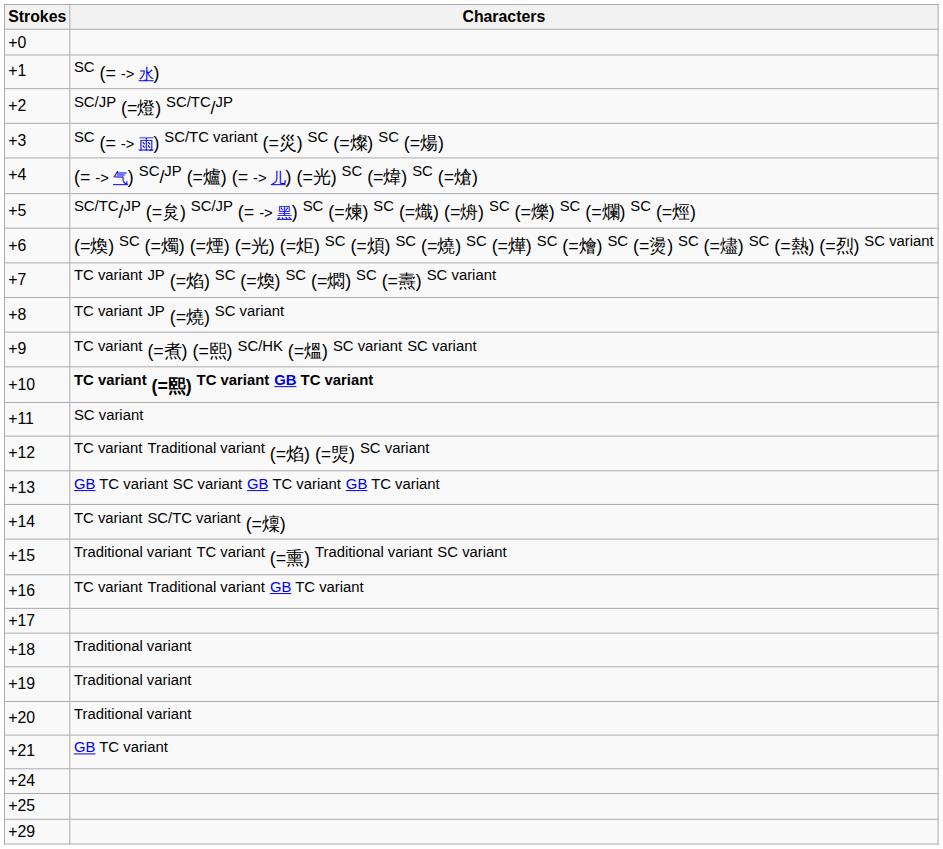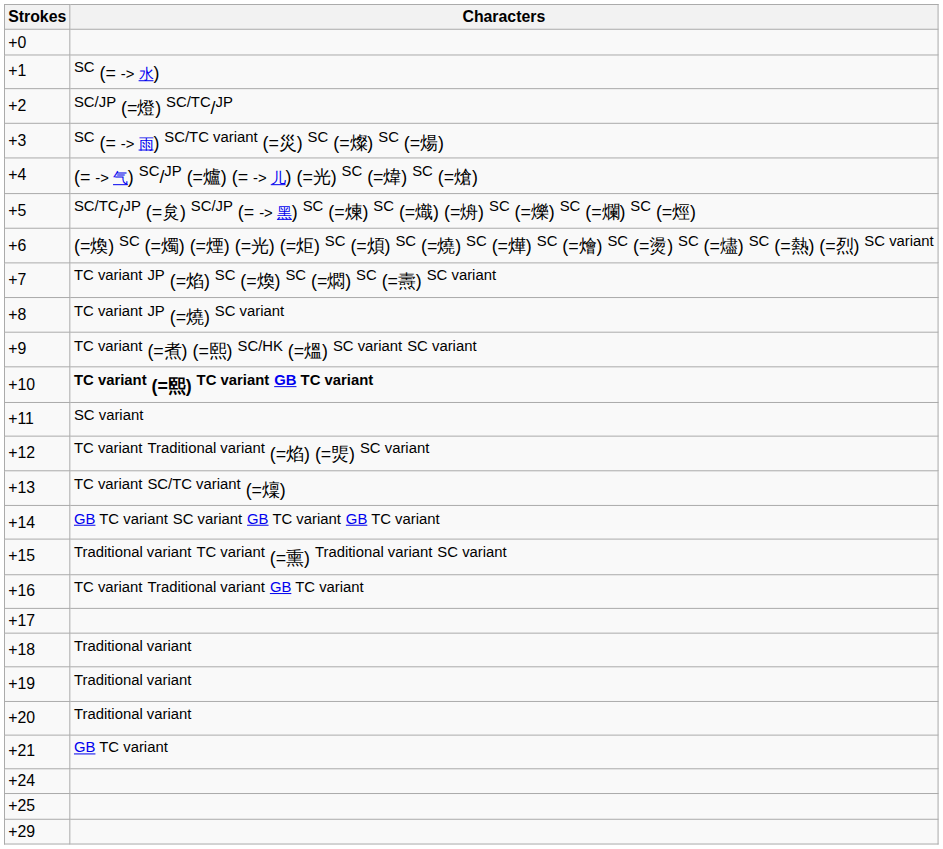(257, 487) GB TC variant SC variant GB TC variant GB TC variant -> (180, 487) TC variant SC/TC variant (=燣)
(180, 521) TC variant SC/TC variant (=燣) -> (257, 522) GB TC variant SC variant GB TC variant GB TC variant
